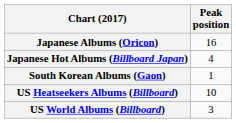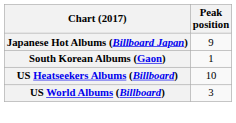- row: (97, 42)
(211, 59) 4 -> (211, 42) 9
